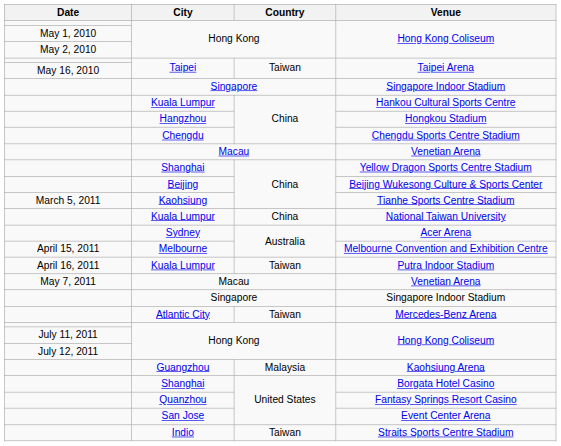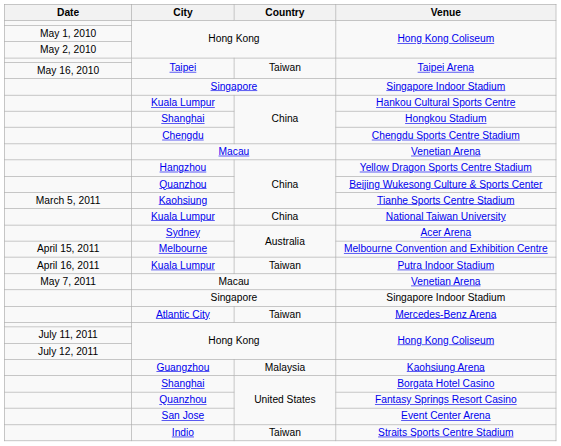(183, 119) Hangzhou -> (183, 119) Shanghai
(183, 168) Shanghai -> (183, 168) Hangzhou
(183, 184) Beijing -> (183, 184) Quanzhou
